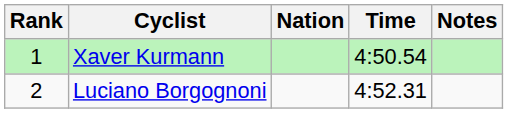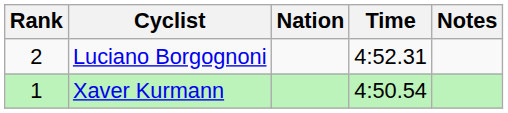rows swapped: (149, 56) <-> (170, 90)
